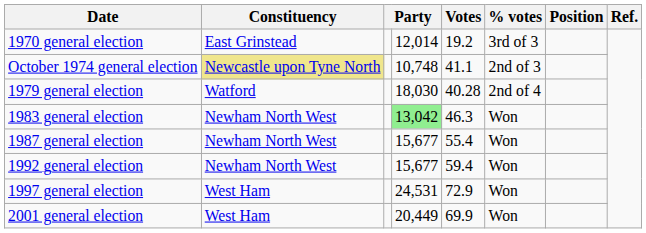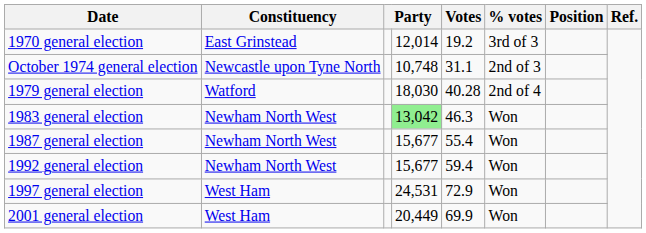(293, 66) khaki background -> (293, 66) no background
(459, 66) 41.1 -> (459, 66) 31.1
